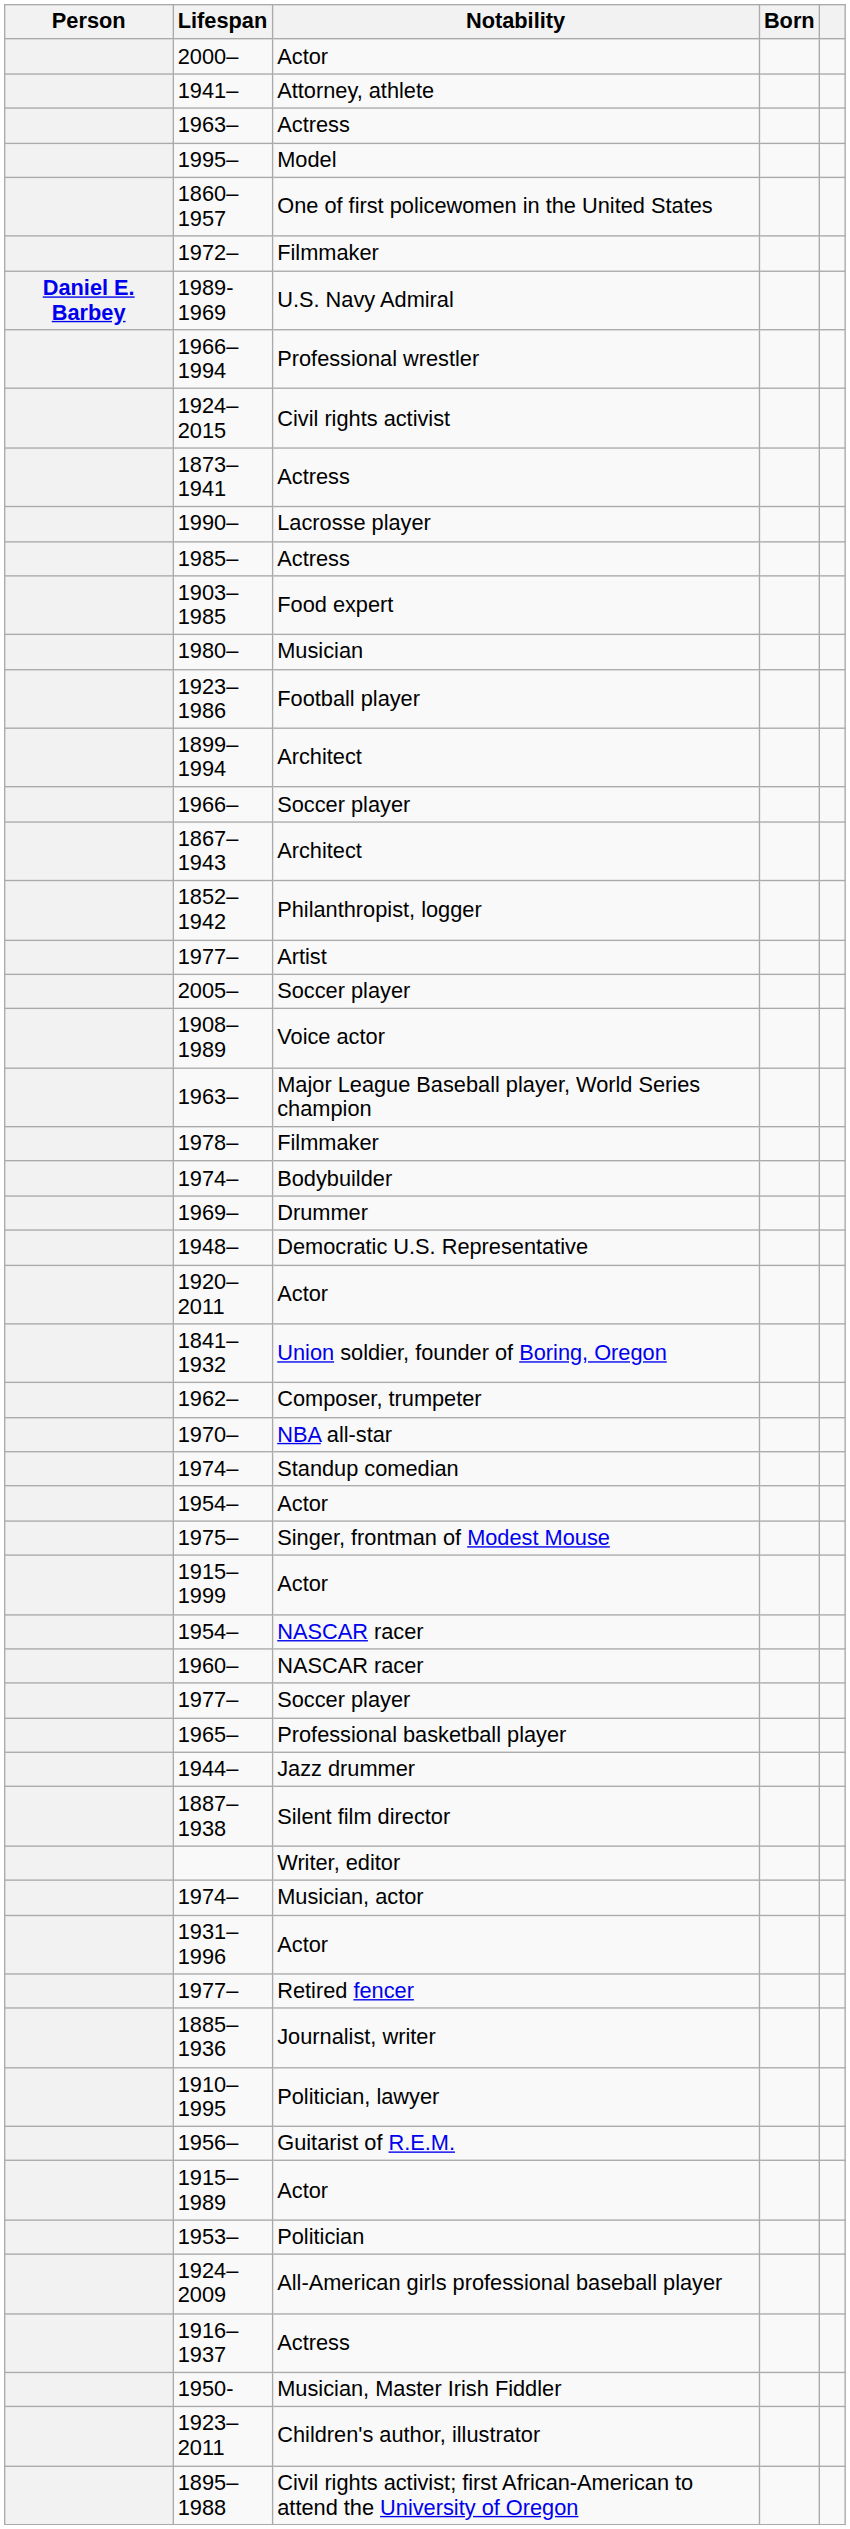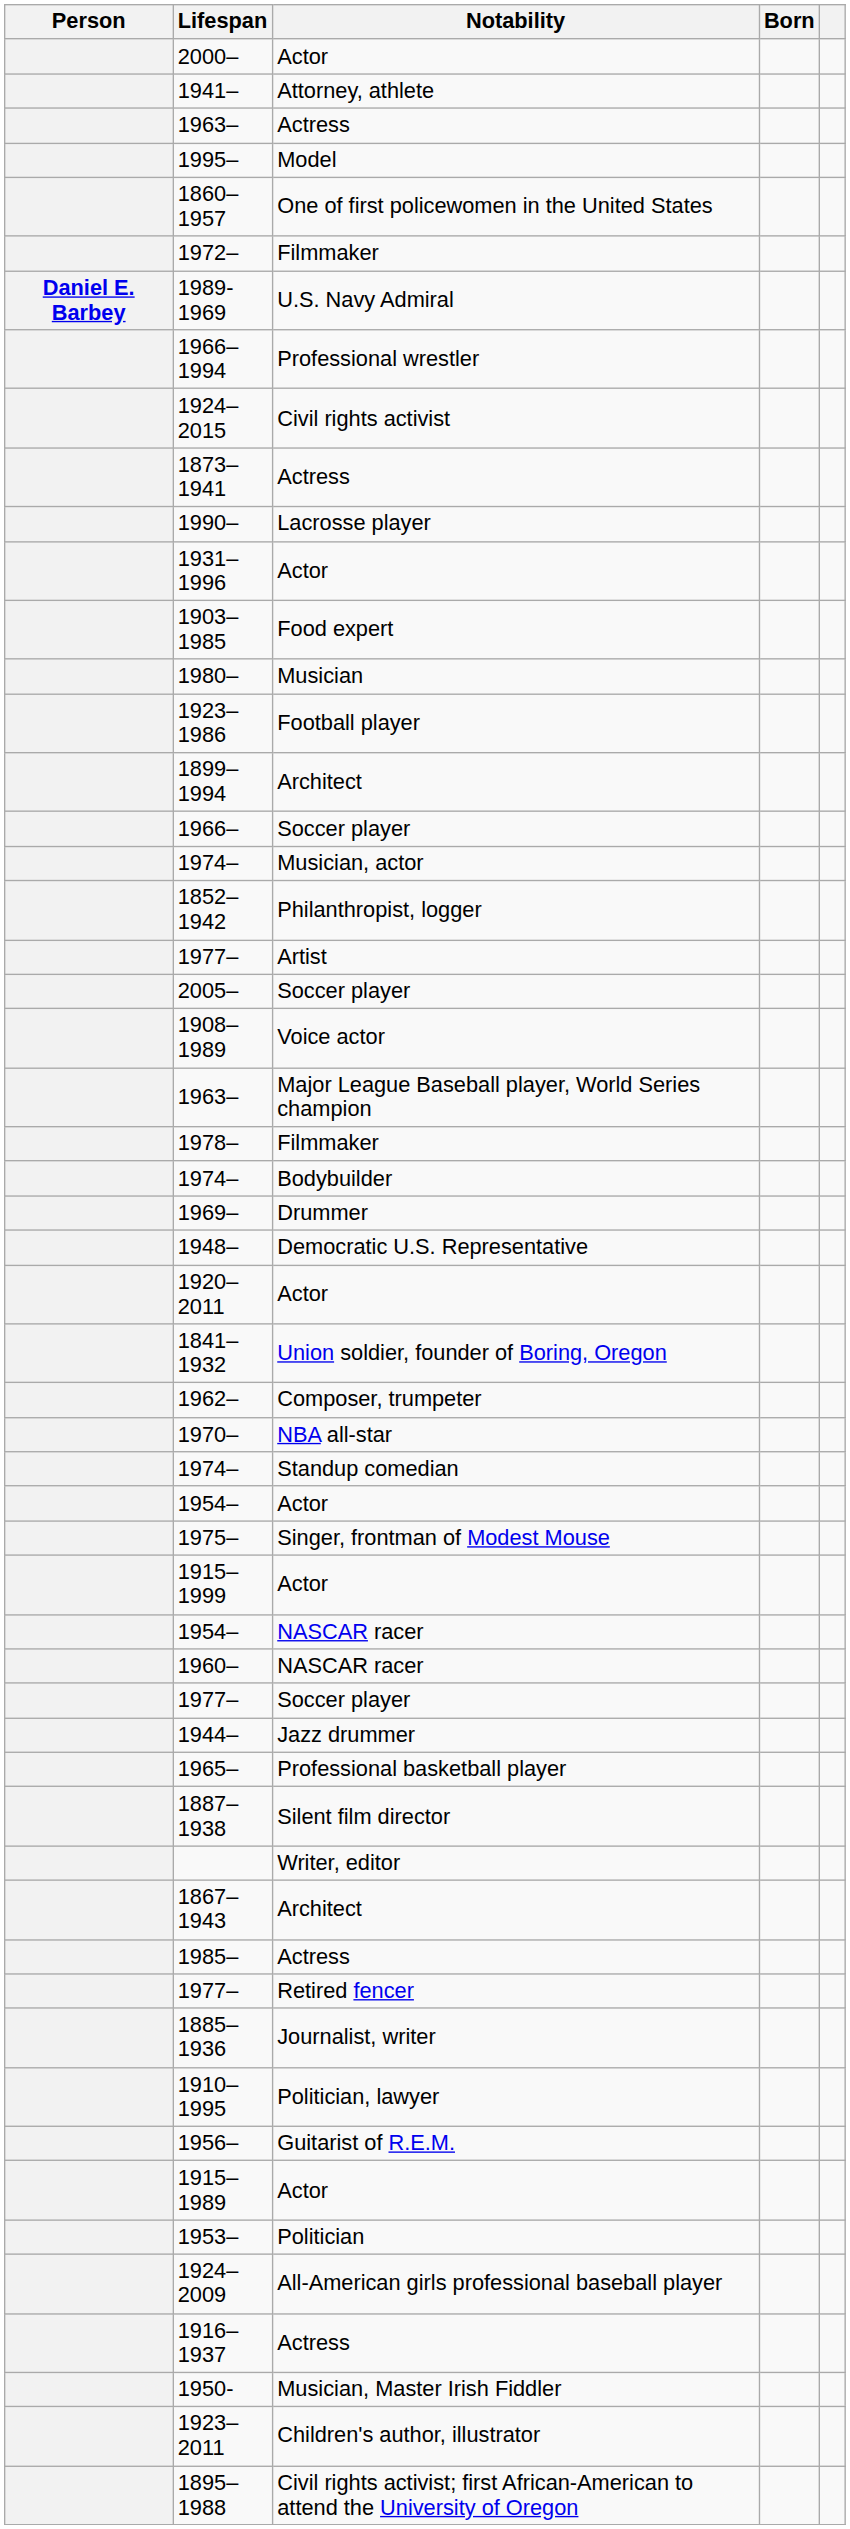rows swapped: (208, 1944) <-> (208, 558)
rows swapped: (208, 851) <-> (208, 1897)
rows swapped: (208, 1734) <-> (208, 1769)
